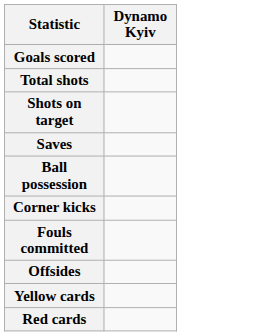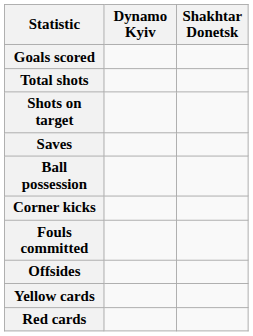+ column: (212, 24)
